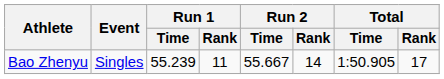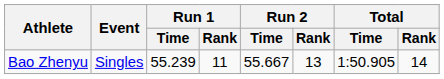(313, 62) 14 -> (313, 62) 13
(419, 62) 17 -> (419, 62) 14
